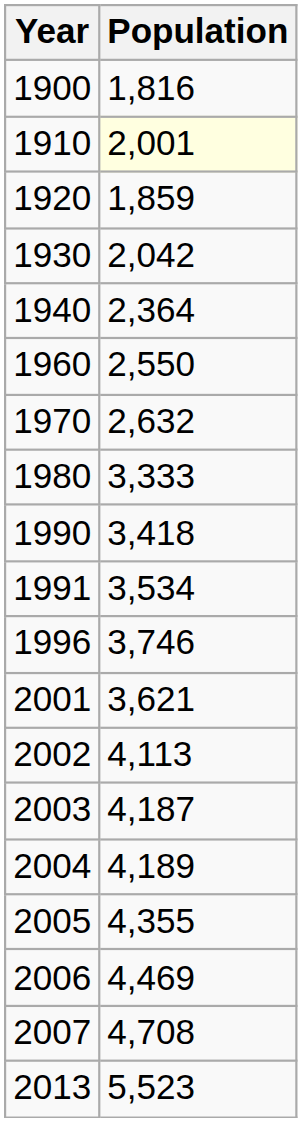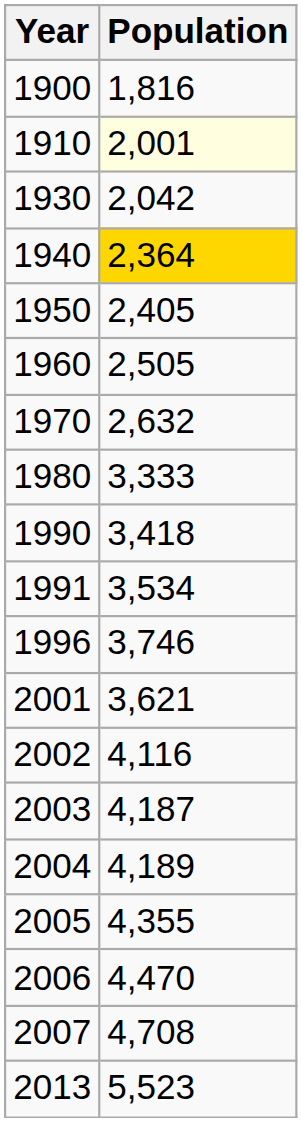- row: (52, 198)
(151, 310) no background -> (151, 254) gold background
+ row: (52, 310)
(151, 365) 2,550 -> (151, 365) 2,505
(150, 754) 4,113 -> (150, 754) 4,116
(151, 976) 4,469 -> (151, 976) 4,470
